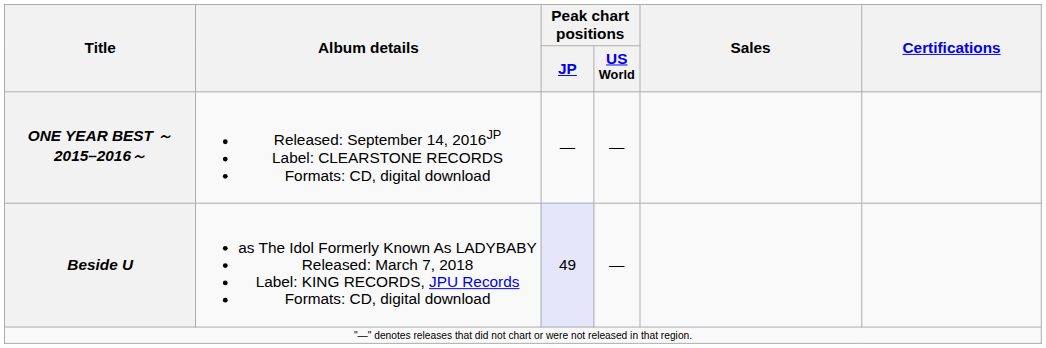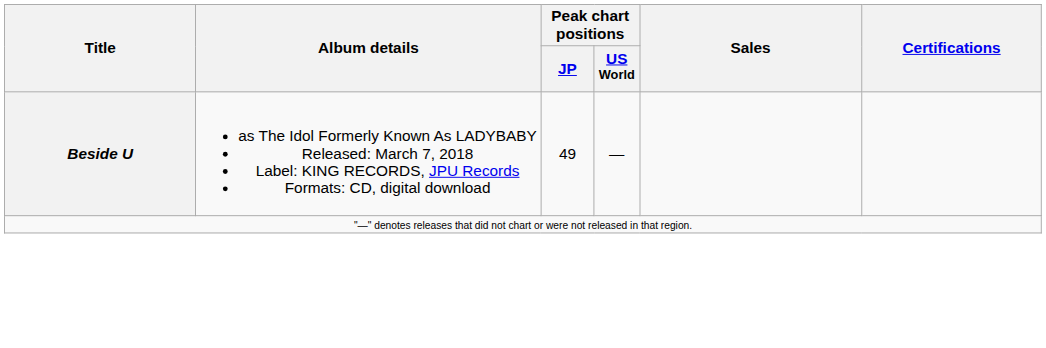- row: (100, 146)
(567, 265) lavender background -> (567, 154) no background
